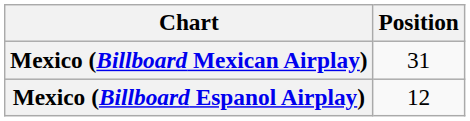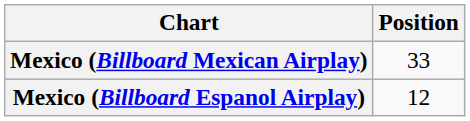(419, 60) 31 -> (419, 60) 33
